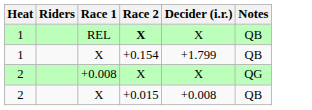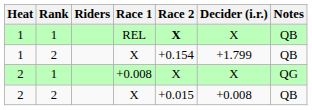+ column: (54, 14)
